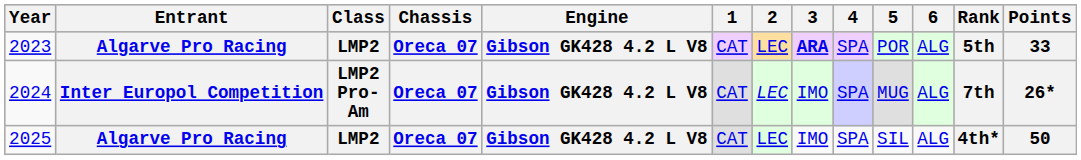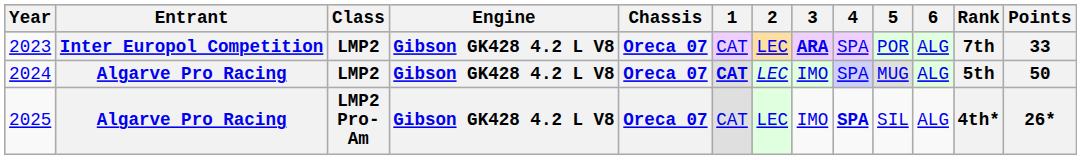columns swapped: (435, 19) <-> (597, 19)
(192, 46) Algarve Pro Racing -> (192, 46) Inter Europol Competition
(979, 46) 5th -> (979, 46) 7th
(192, 93) Inter Europol Competition -> (192, 74) Algarve Pro Racing
(358, 93) LMP2 Pro-Am -> (358, 74) LMP2
(732, 93) normal -> (732, 74) bold
(979, 93) 7th -> (979, 74) 5th
(1040, 93) 26* -> (1040, 74) 50
(358, 140) LMP2 -> (358, 121) LMP2 Pro-Am
(853, 140) normal -> (853, 121) bold
(1040, 140) 50 -> (1040, 121) 26*
